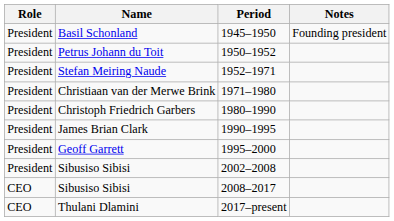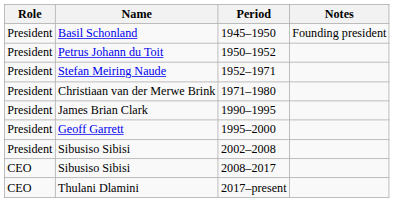- row: (127, 110)
